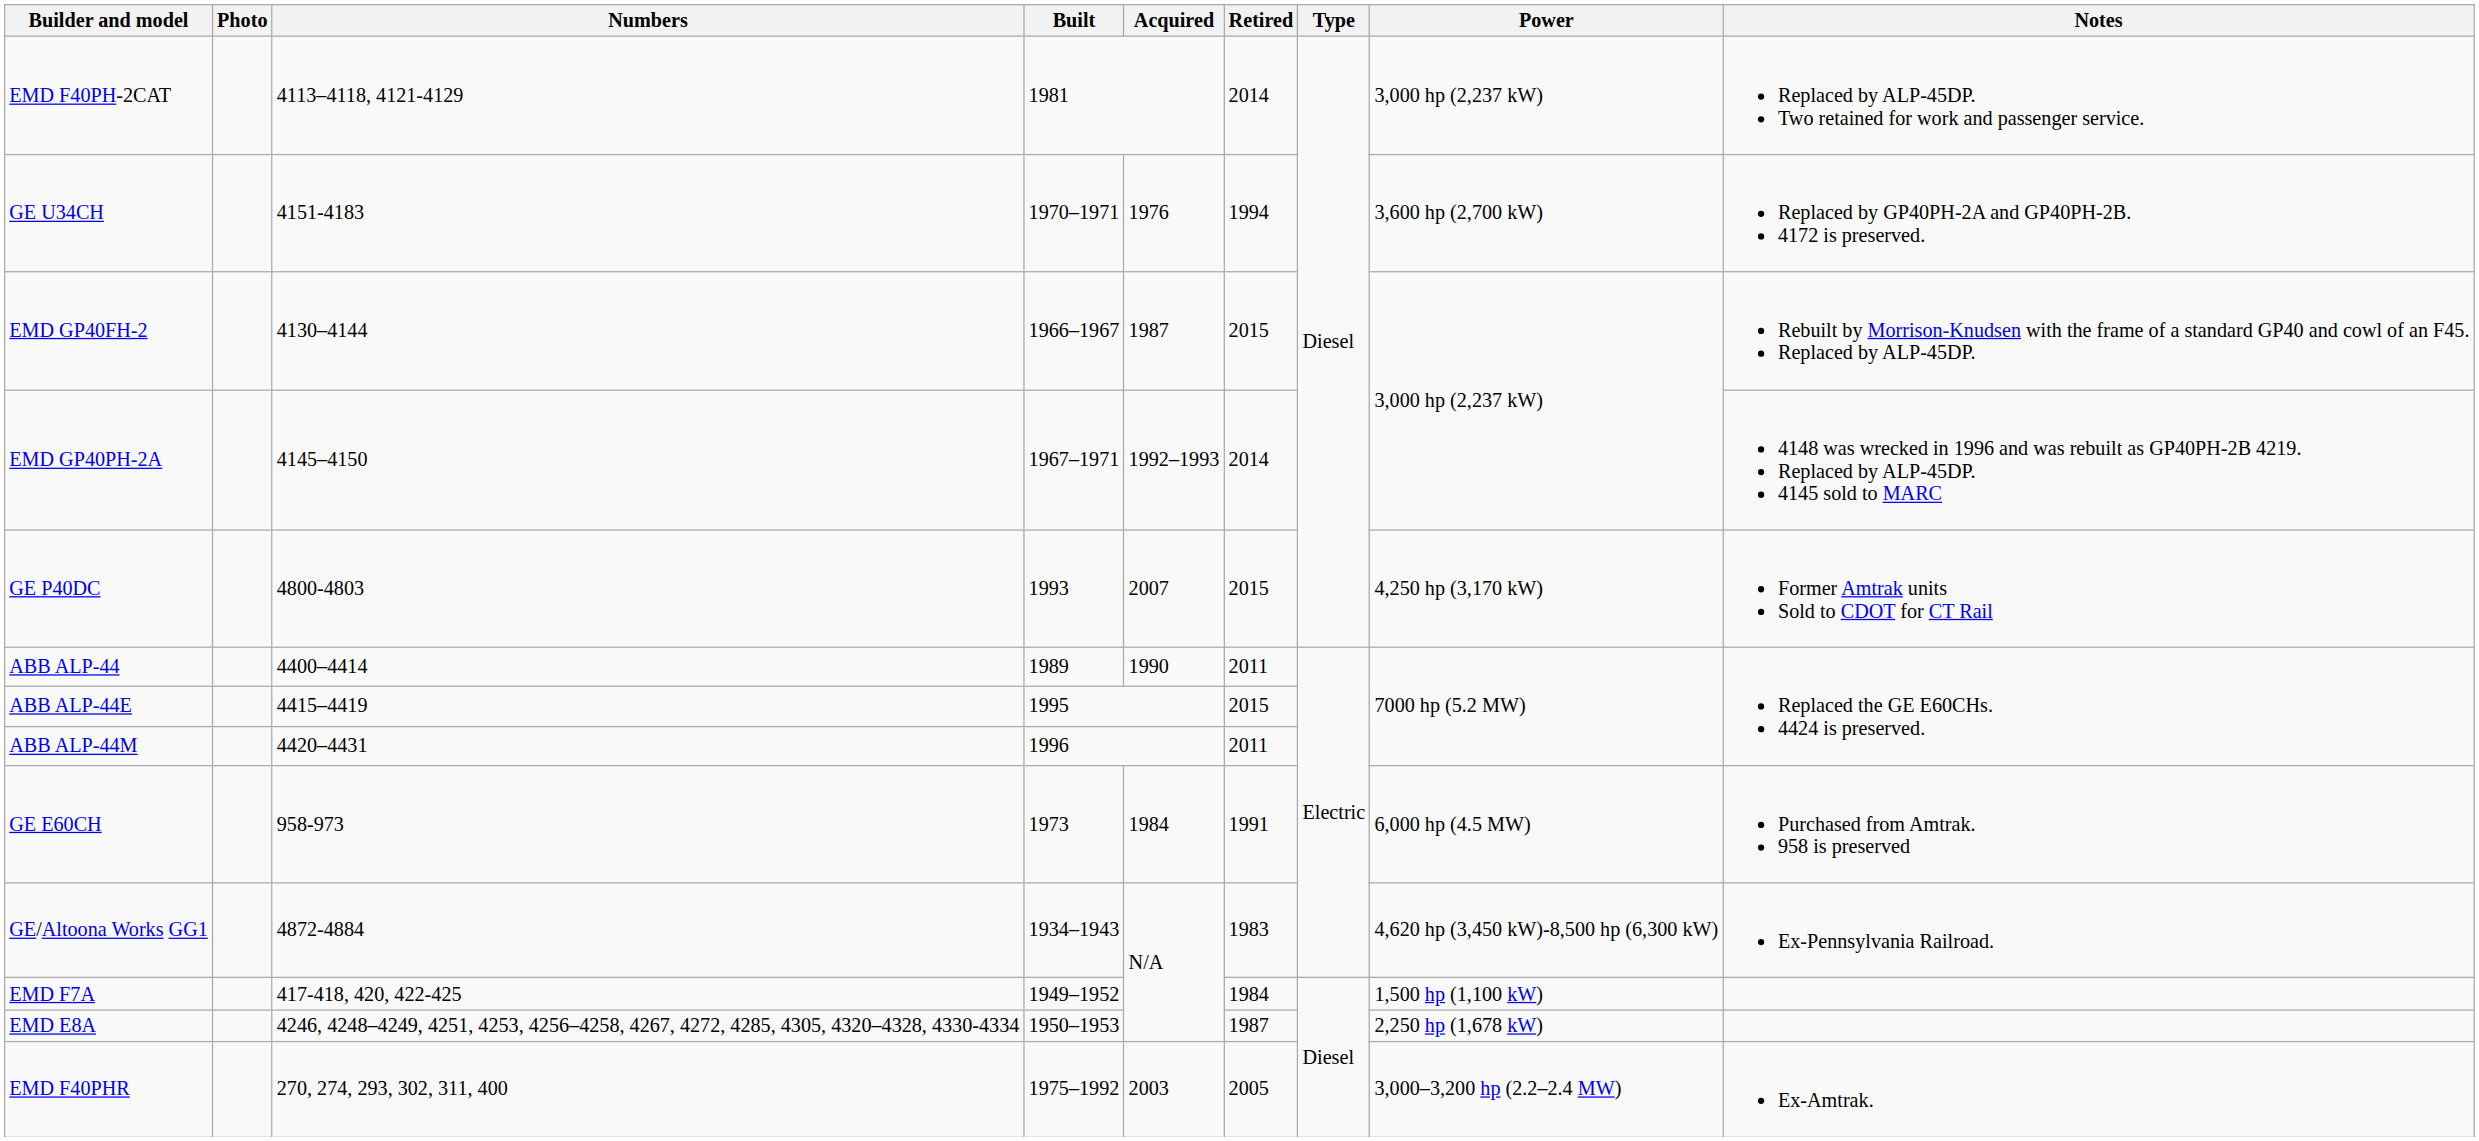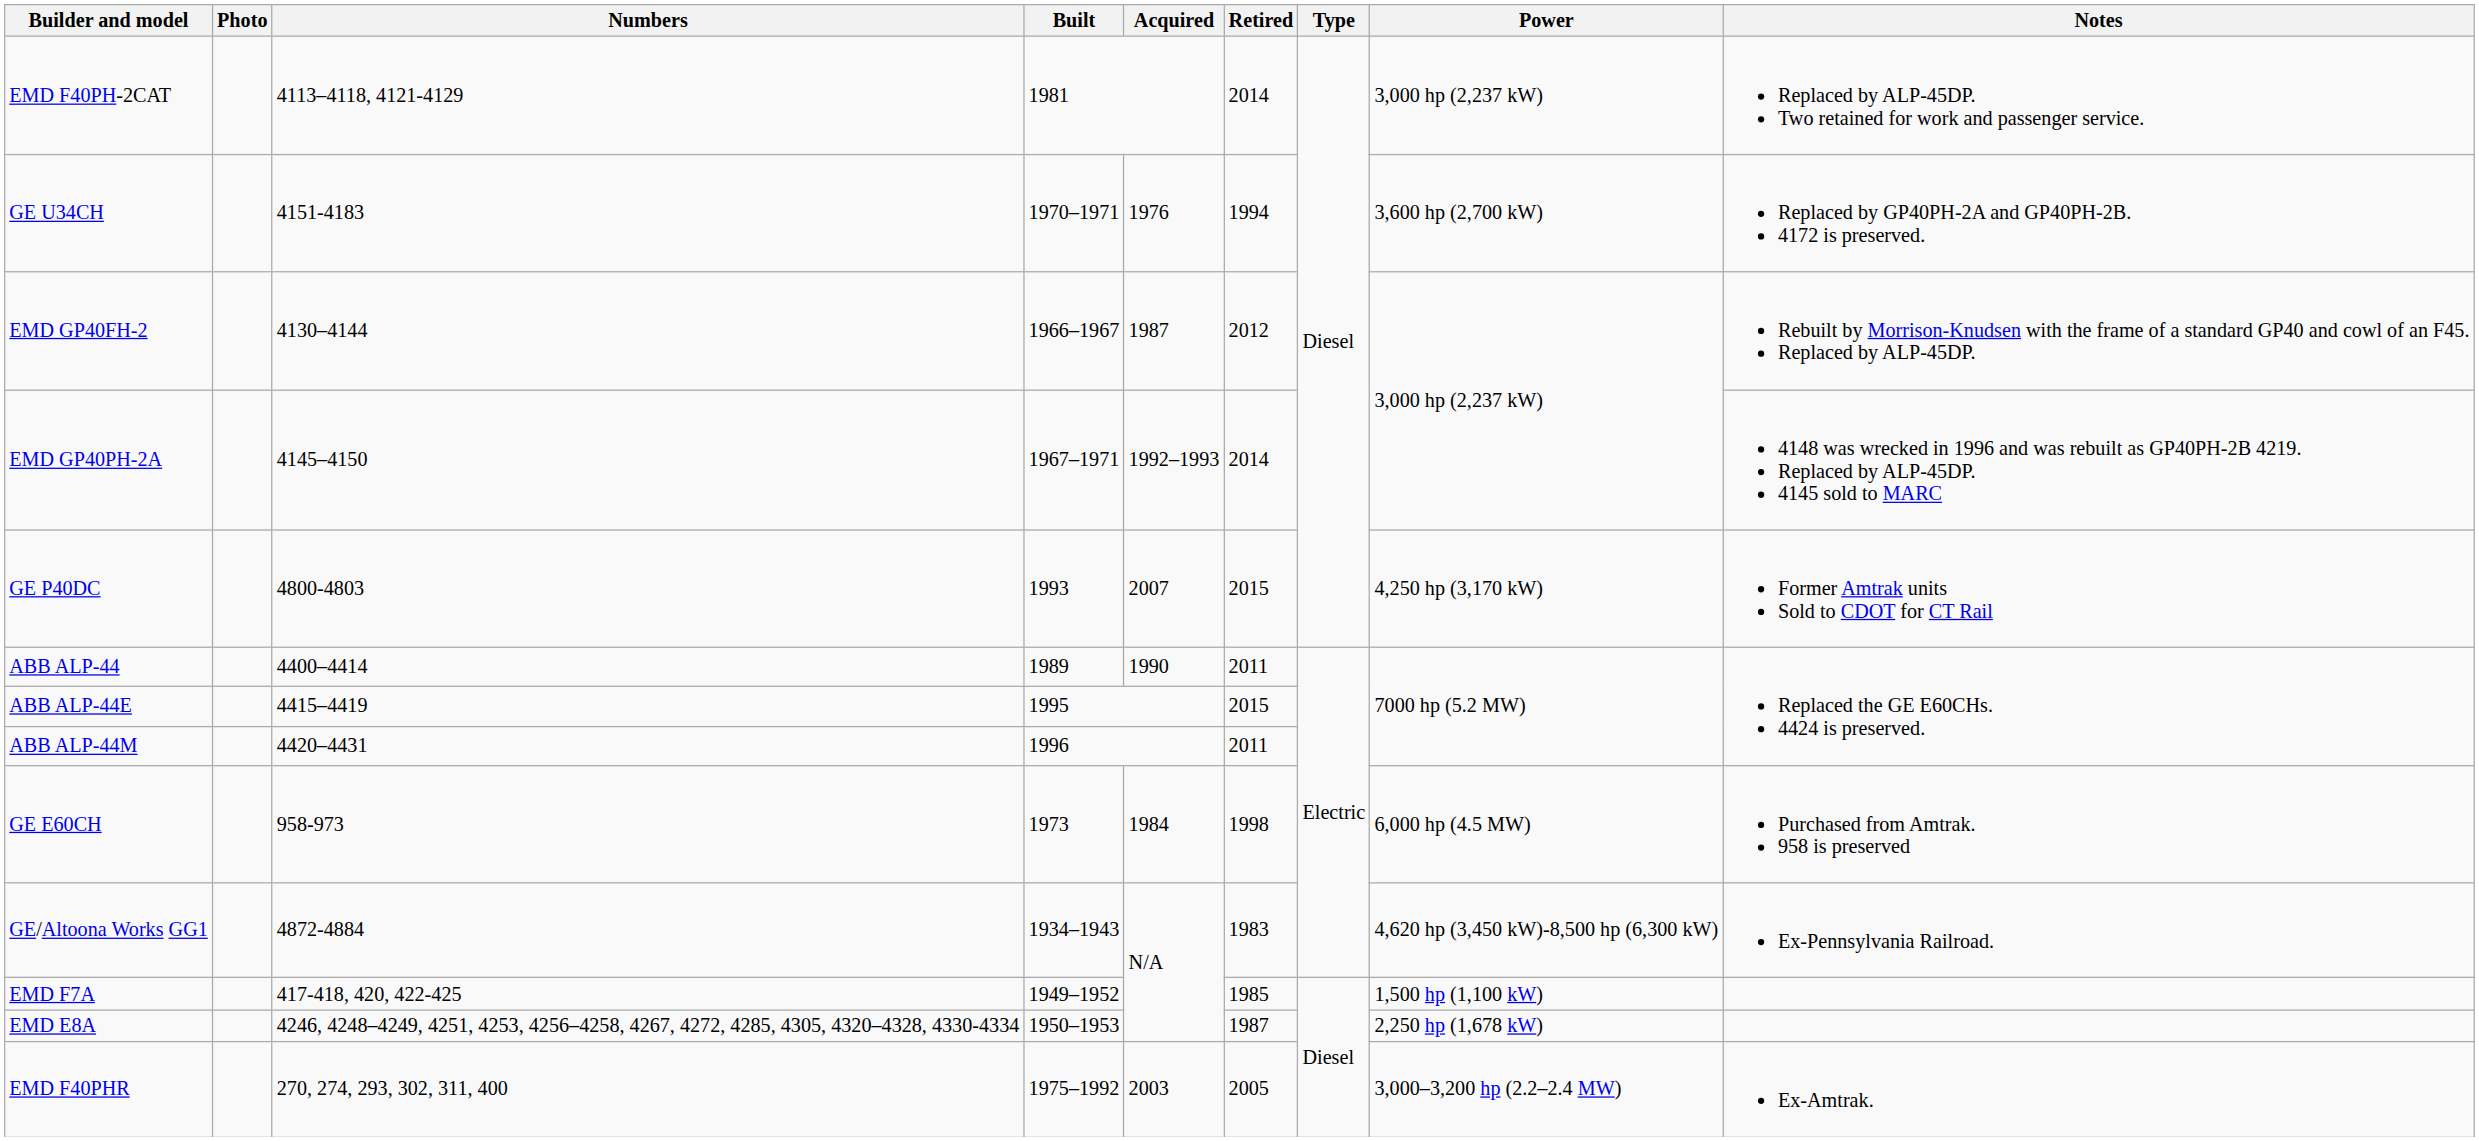(1249, 330) 2015 -> (1249, 330) 2012
(1249, 823) 1991 -> (1249, 823) 1998
(1249, 993) 1984 -> (1249, 993) 1985
